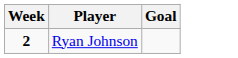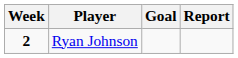+ column: (207, 16)
